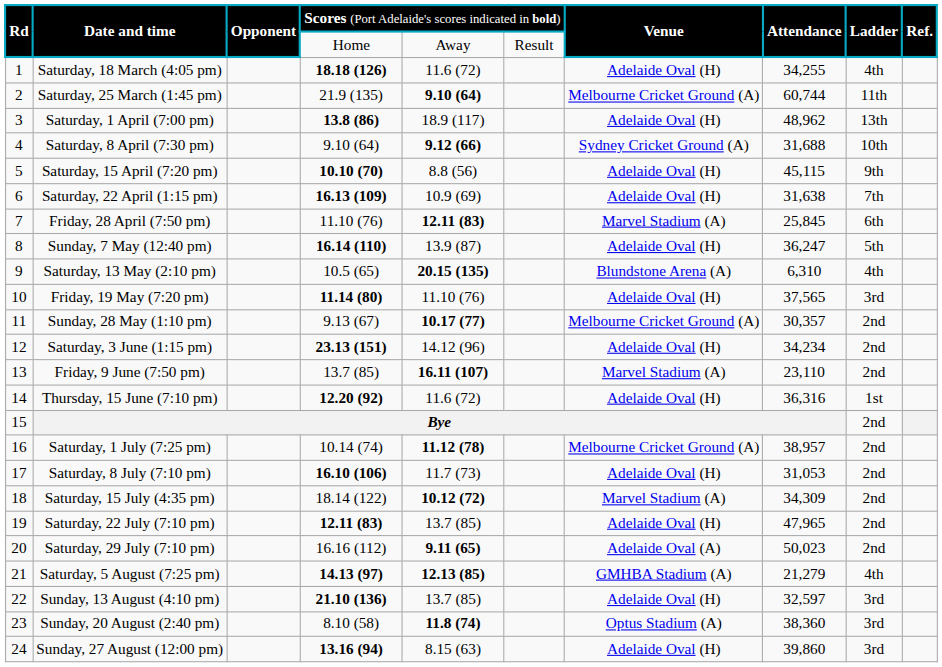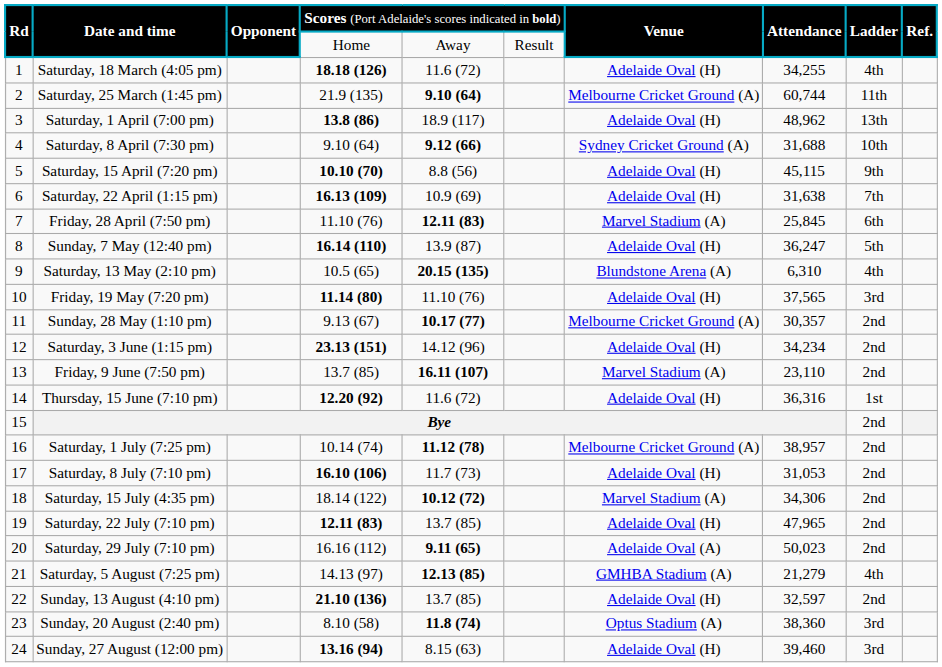(804, 498) 34,309 -> (804, 498) 34,306
(351, 573) bold -> (351, 573) normal
(874, 599) 3rd -> (874, 599) 2nd
(804, 649) 39,860 -> (804, 649) 39,460
